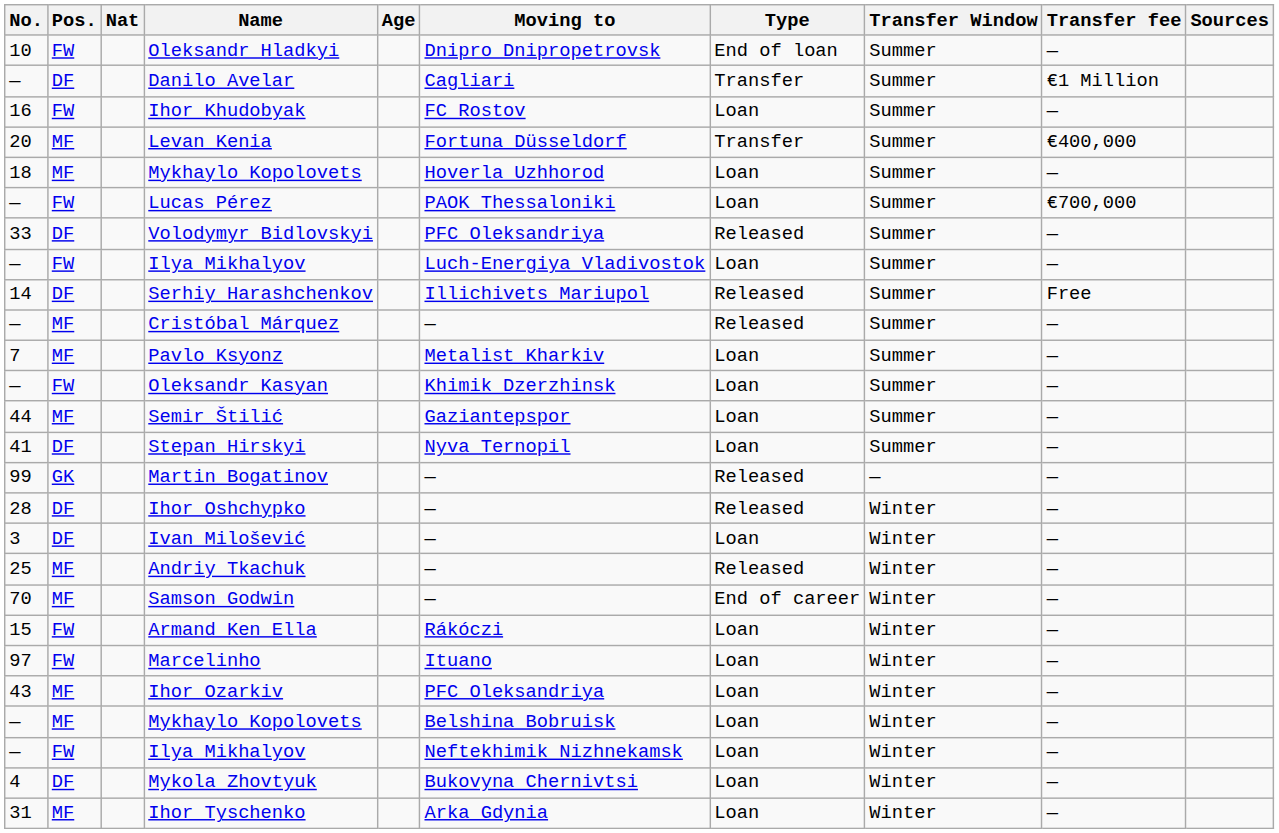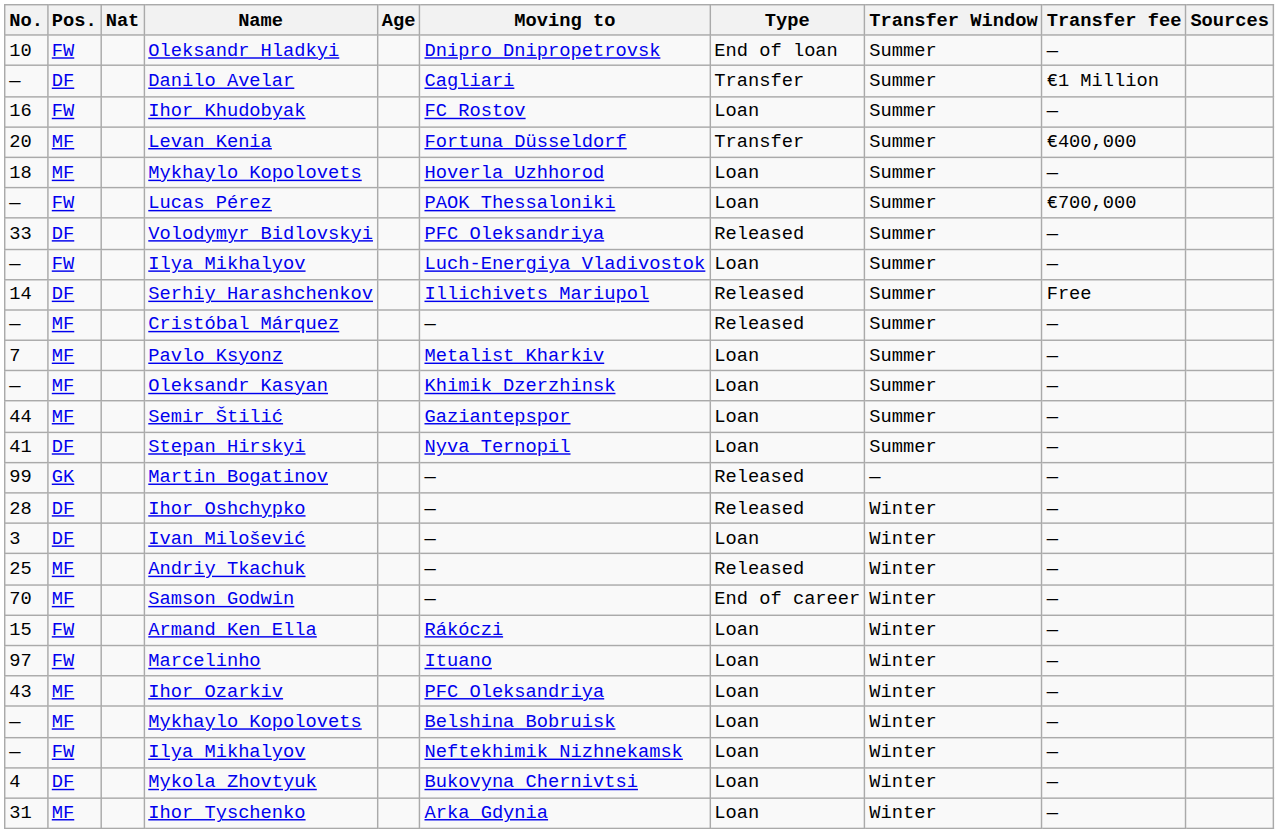(63, 386) FW -> (63, 386) MF
